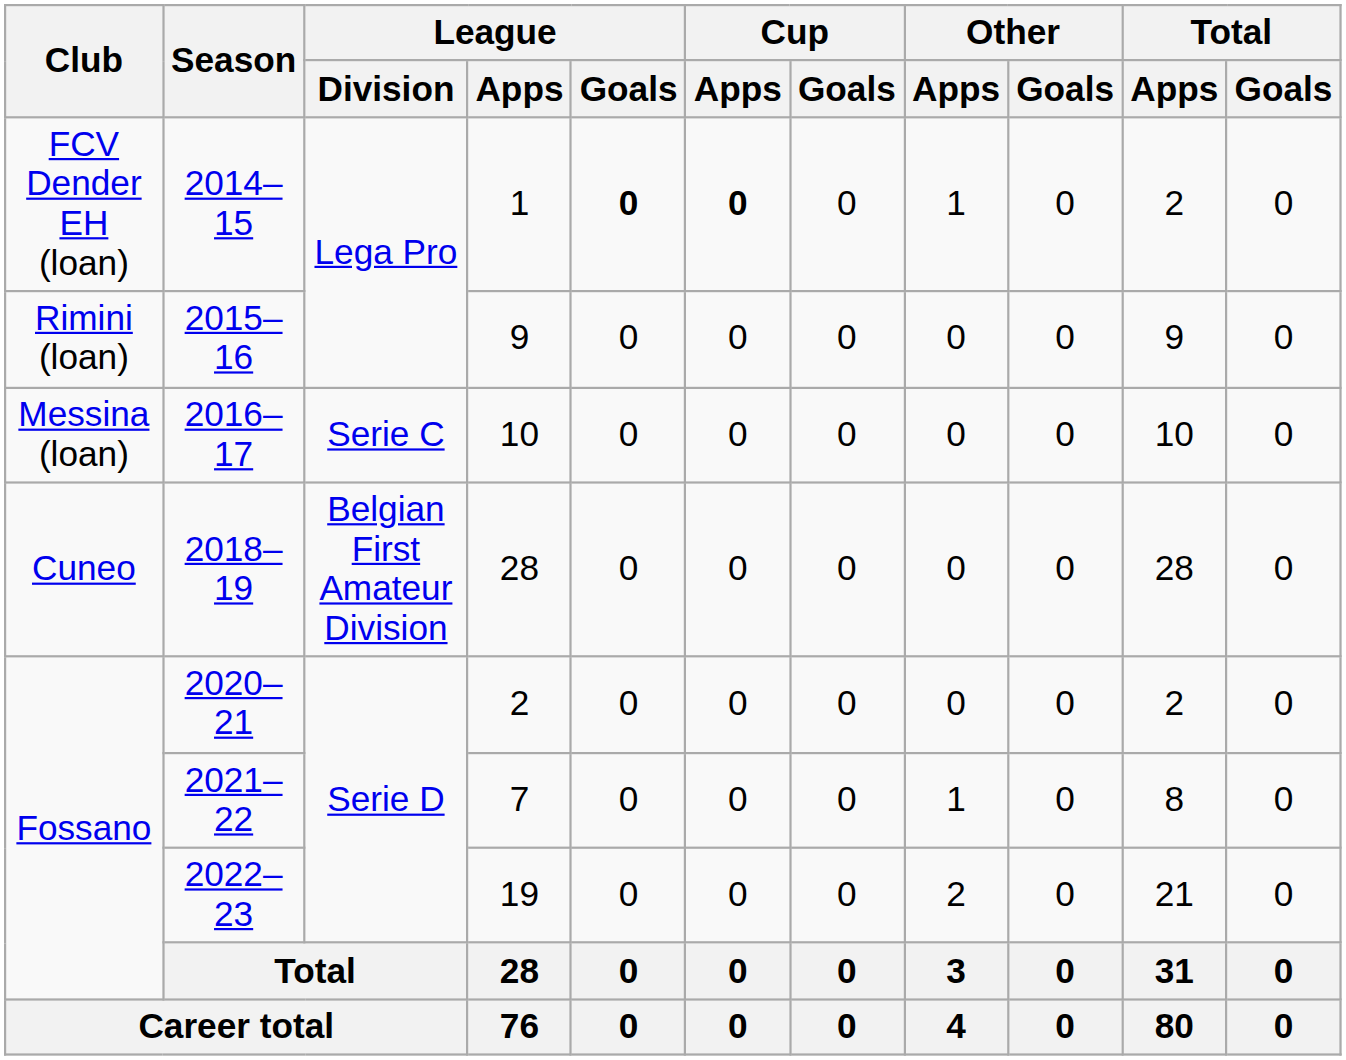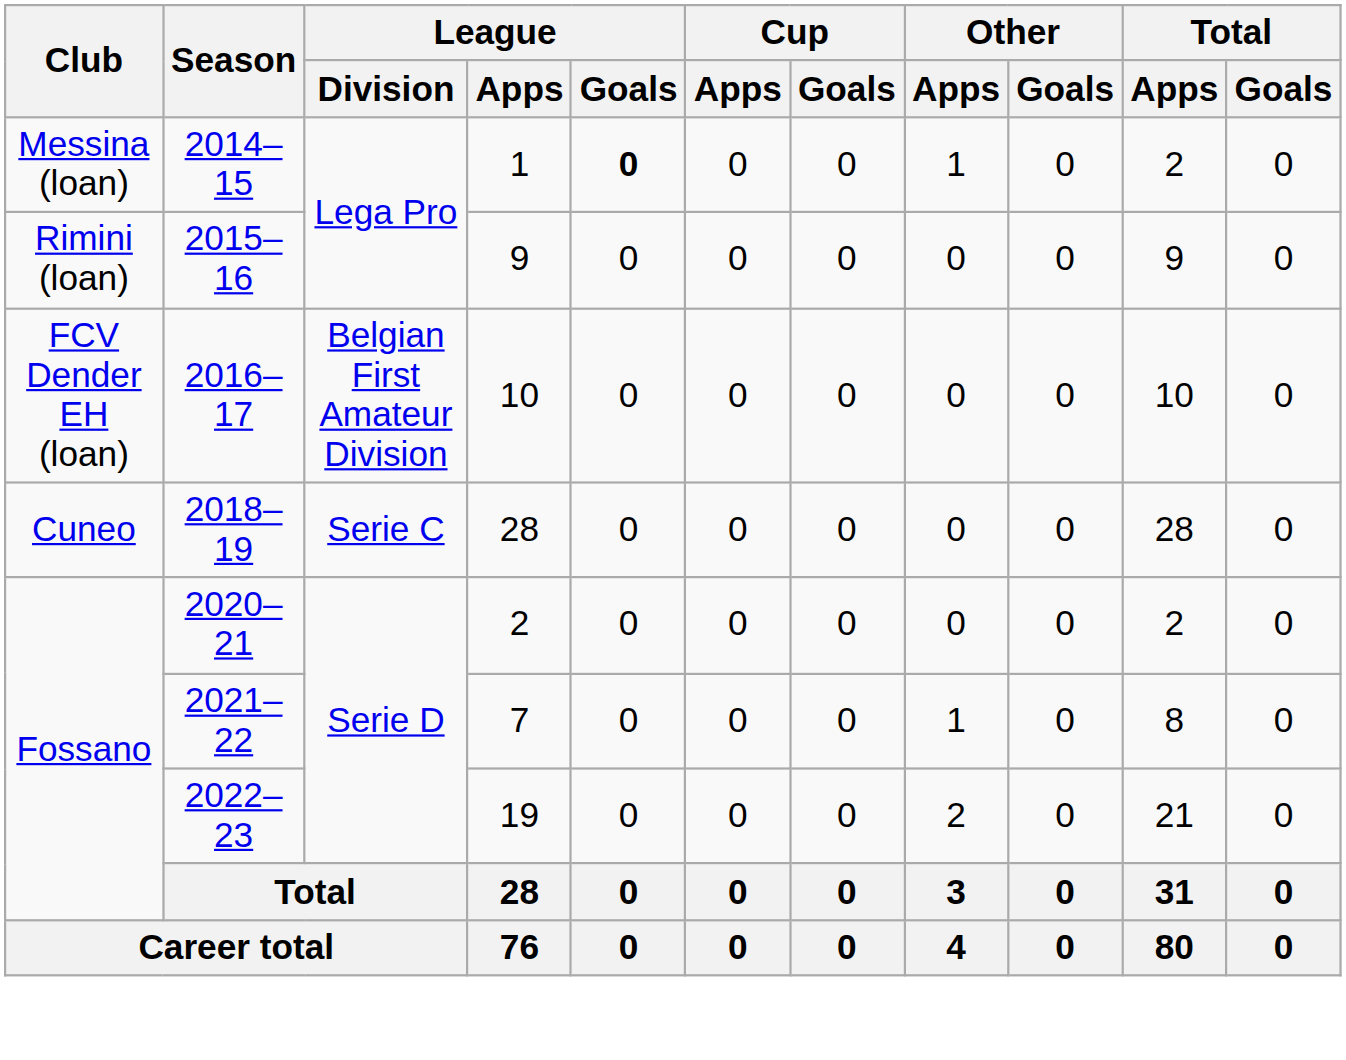(84, 203) FCV Dender EH (loan) -> (84, 163) Messina (loan)
(738, 203) bold -> (738, 163) normal
(84, 433) Messina (loan) -> (84, 394) FCV Dender EH (loan)
(386, 433) Serie C -> (386, 394) Belgian First Amateur Division
(386, 568) Belgian First Amateur Division -> (386, 529) Serie C
